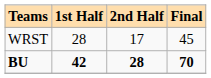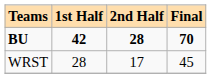rows swapped: (28, 39) <-> (18, 61)
